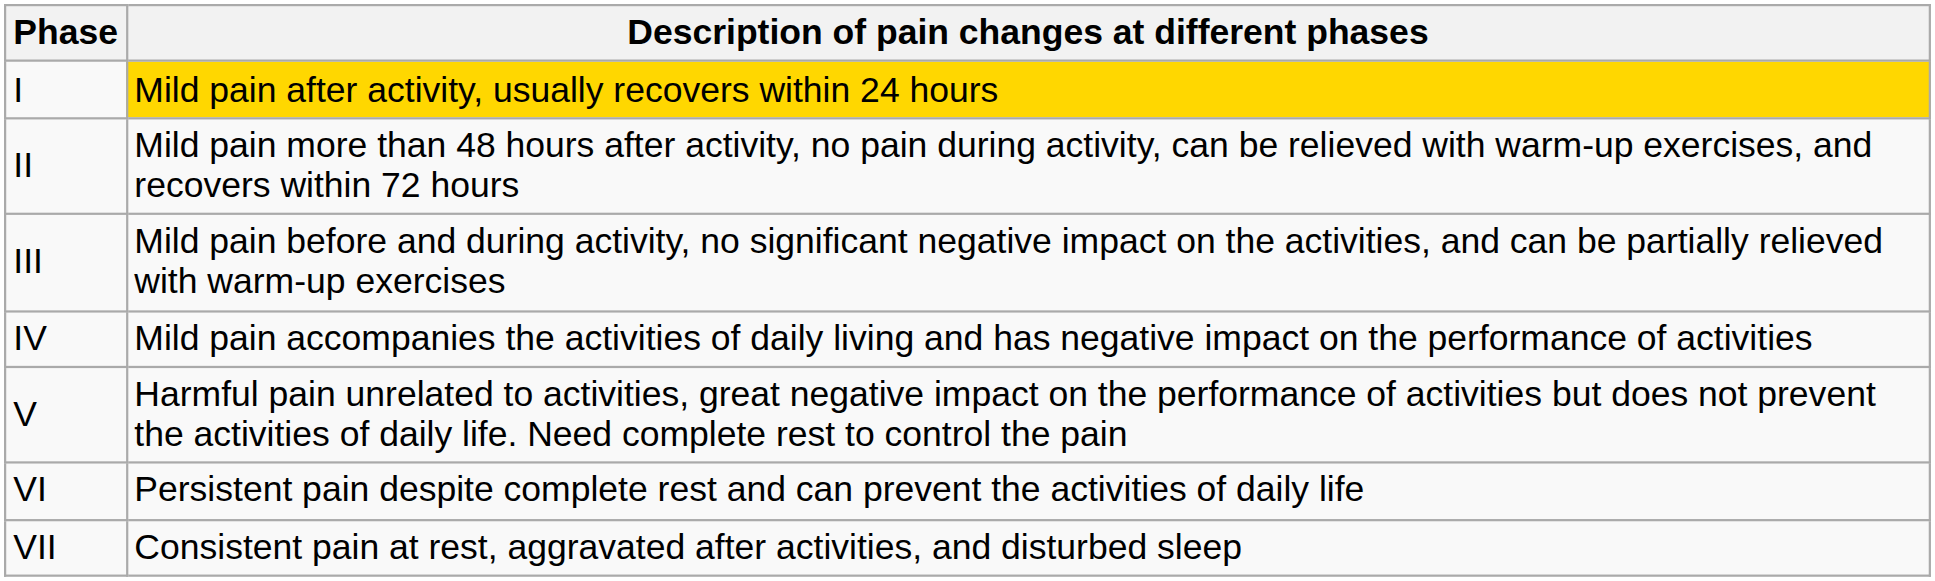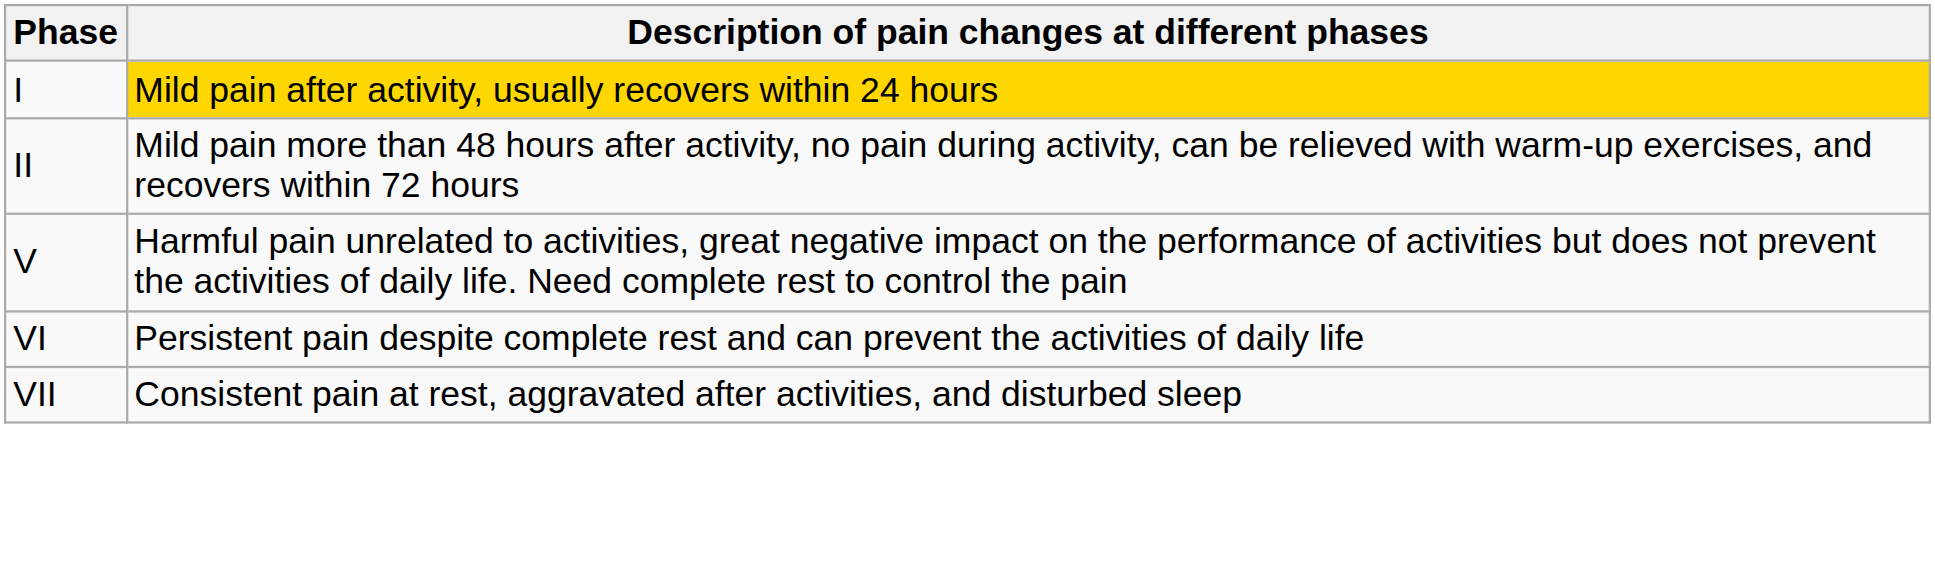- row: (28, 261)
- row: (30, 337)
